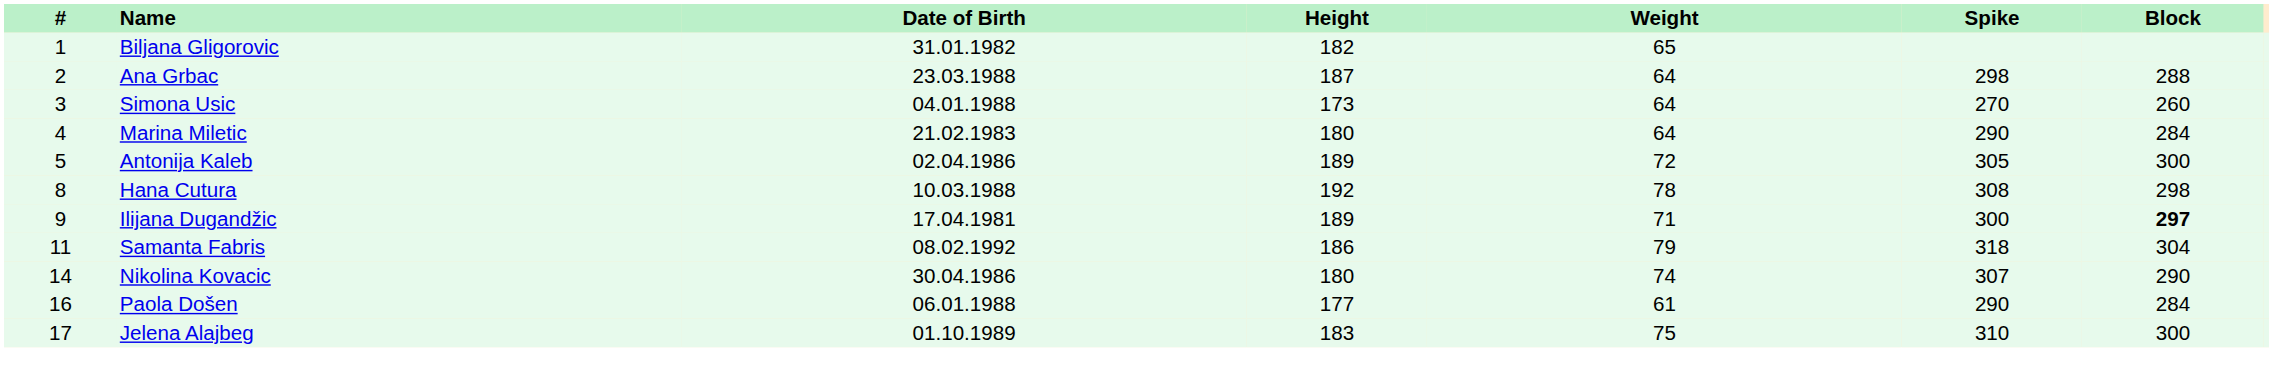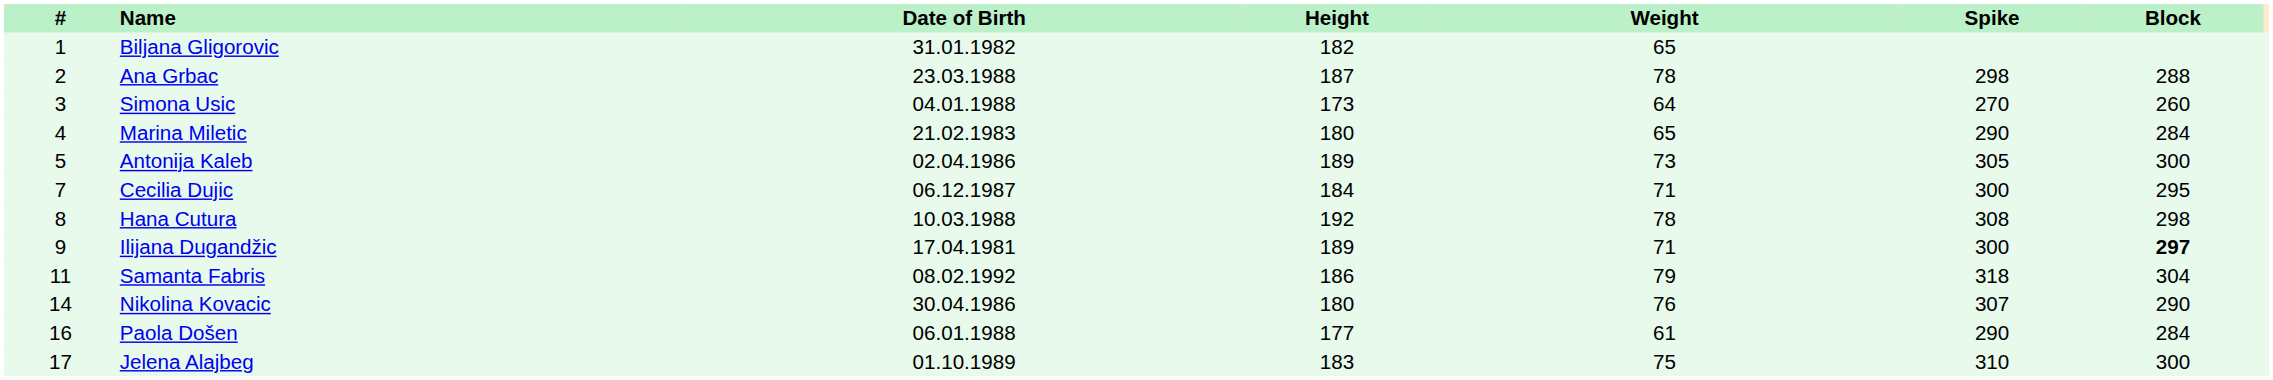(1665, 75) 64 -> (1665, 75) 78
(1665, 133) 64 -> (1665, 133) 65
(1665, 161) 72 -> (1665, 161) 73
+ row: (176, 190)
(1665, 276) 74 -> (1665, 304) 76
